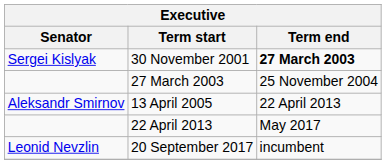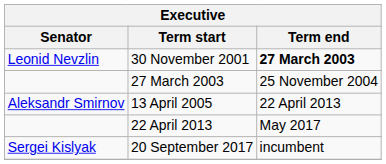(52, 59) Sergei Kislyak -> (53, 59) Leonid Nevzlin
(53, 147) Leonid Nevzlin -> (52, 147) Sergei Kislyak
